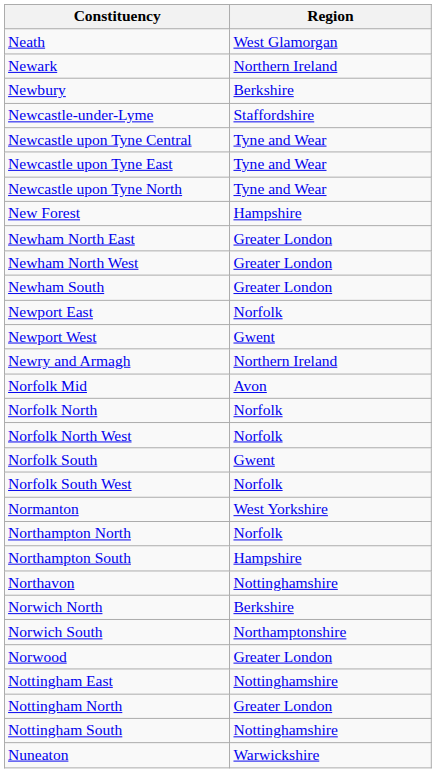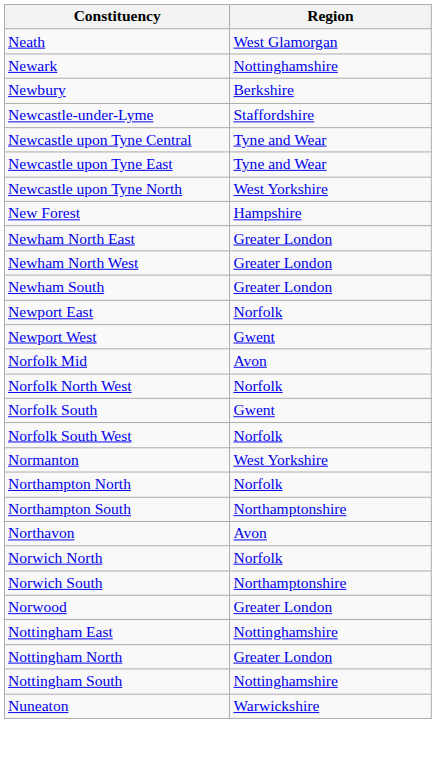(285, 66) Northern Ireland -> (286, 66) Nottinghamshire
(280, 189) Tyne and Wear -> (281, 189) West Yorkshire
- row: (69, 361)
- row: (53, 410)
(268, 558) Hampshire -> (290, 509) Northamptonshire
(286, 582) Nottinghamshire -> (250, 533) Avon
(264, 607) Berkshire -> (258, 558) Norfolk
